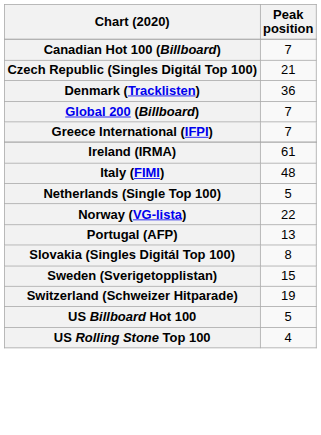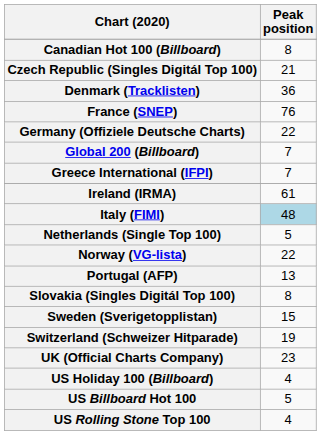(288, 49) 7 -> (288, 49) 8
+ row: (132, 111)
+ row: (132, 132)
(288, 173) no background -> (288, 214) lightblue background
+ row: (132, 358)
+ row: (132, 378)
